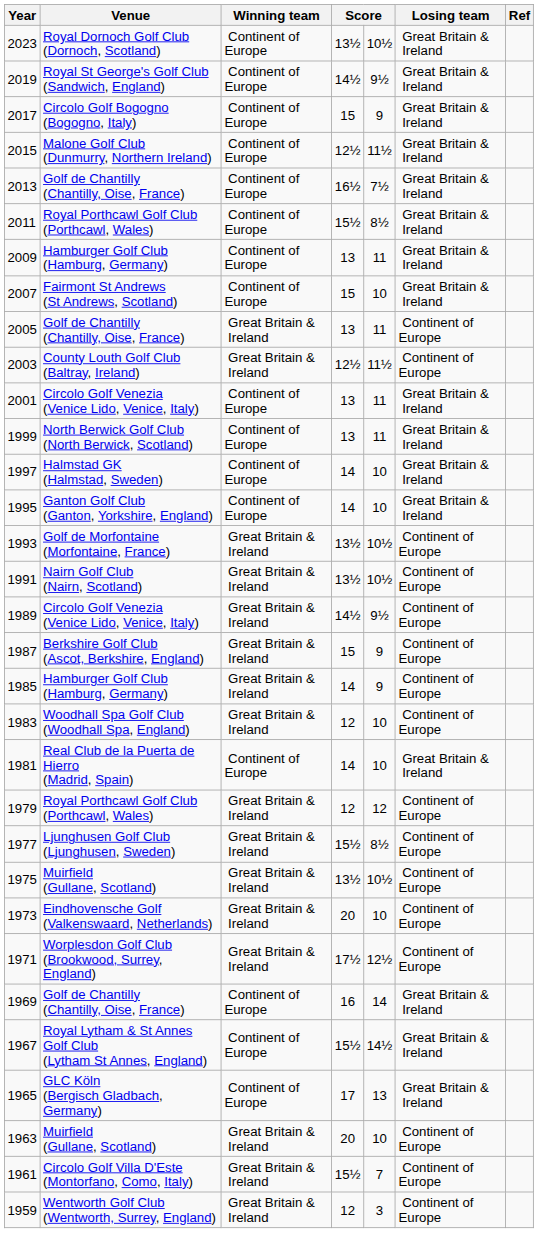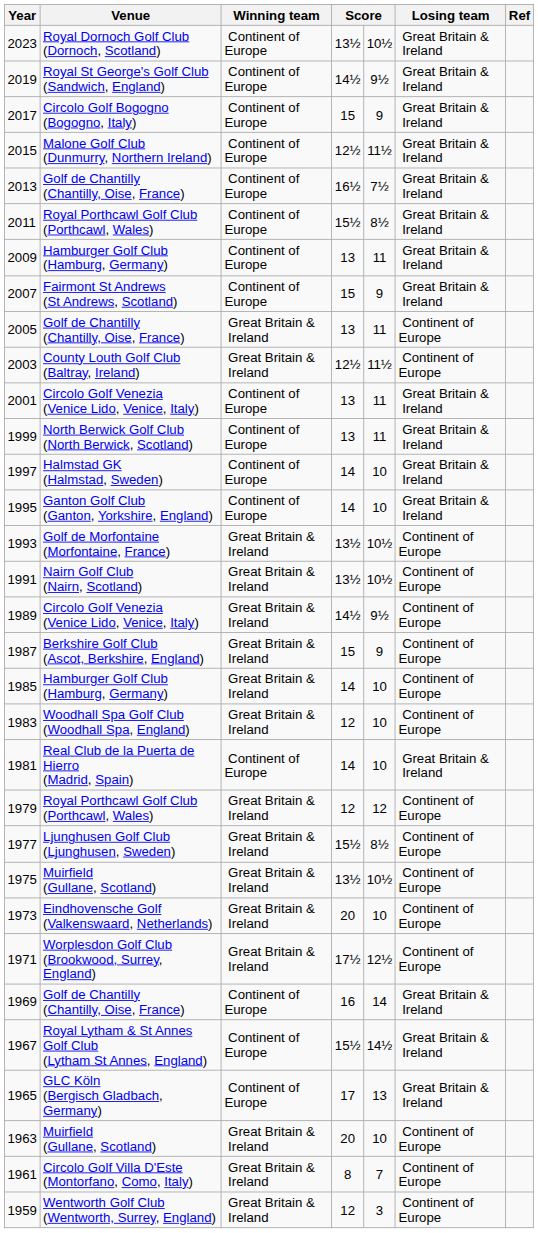(380, 293) 10 -> (379, 293) 9
(379, 686) 9 -> (380, 686) 10
(348, 1174) 15½ -> (348, 1174) 8
